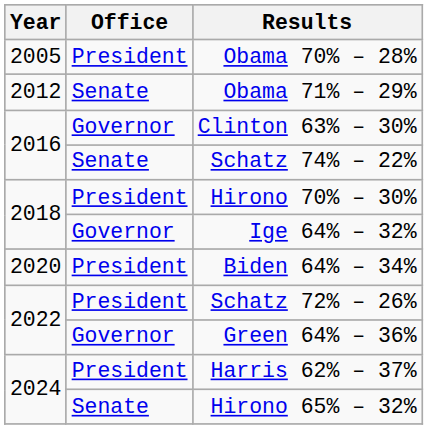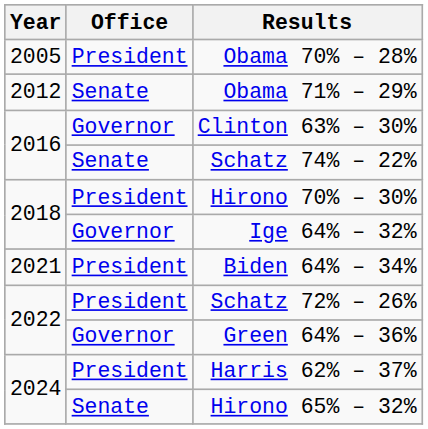(36, 267) 2020 -> (36, 267) 2021
